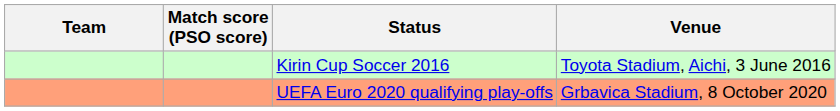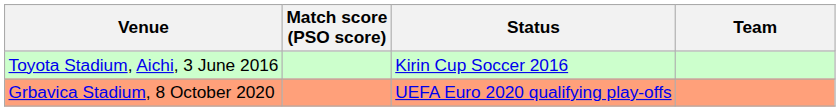columns swapped: (84, 27) <-> (696, 27)
